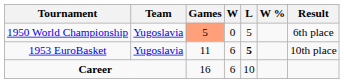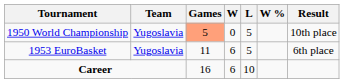(313, 32) 6th place -> (313, 32) 10th place
(249, 51) bold -> (249, 51) normal
(313, 51) 10th place -> (313, 51) 6th place
